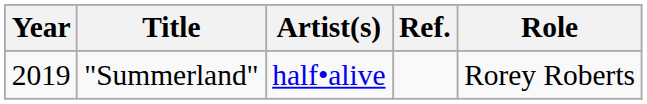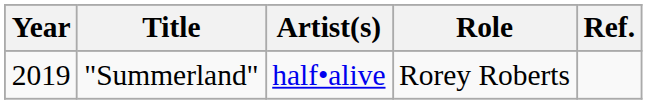columns swapped: (550, 27) <-> (425, 27)
